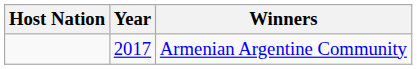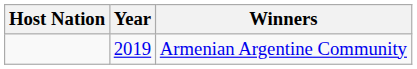(132, 49) 2017 -> (132, 49) 2019
